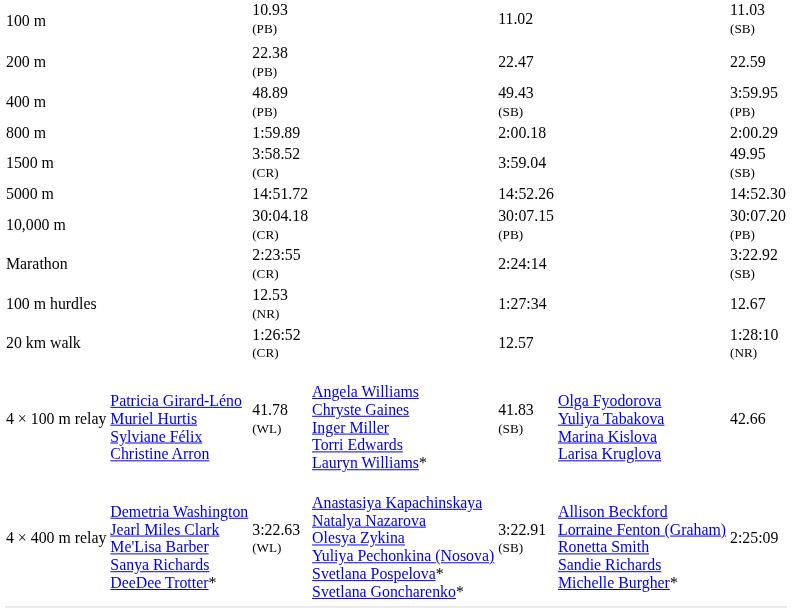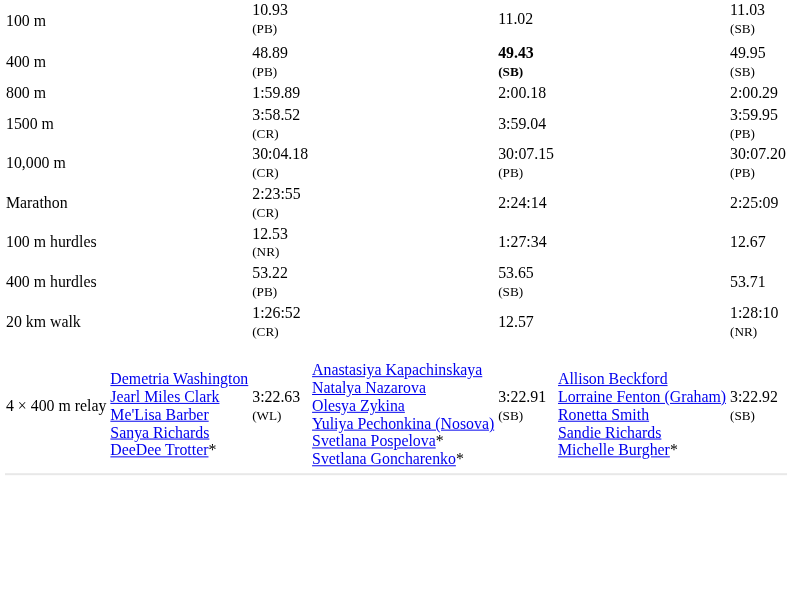- row: (26, 62)
(516, 101) normal -> (516, 62) bold
(754, 101) 3:59.95 (PB) -> (748, 62) 49.95 (SB)
(748, 163) 49.95 (SB) -> (754, 123) 3:59.95 (PB)
- row: (30, 194)
(754, 264) 3:22.92 (SB) -> (754, 202) 2:25:09
+ row: (51, 282)
- row: (56, 418)
(754, 538) 2:25:09 -> (754, 405) 3:22.92 (SB)
